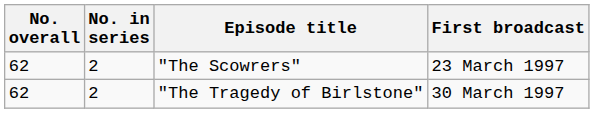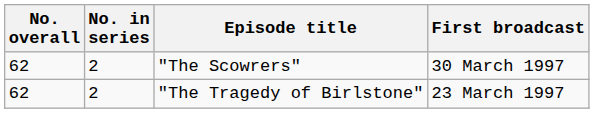(498, 66) 23 March 1997 -> (498, 66) 30 March 1997
(498, 94) 30 March 1997 -> (498, 94) 23 March 1997
